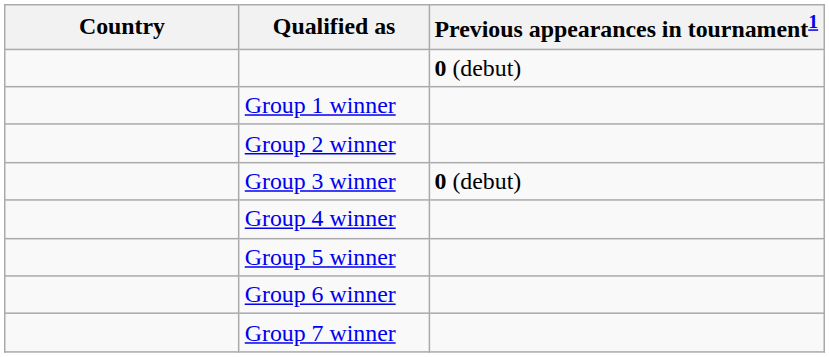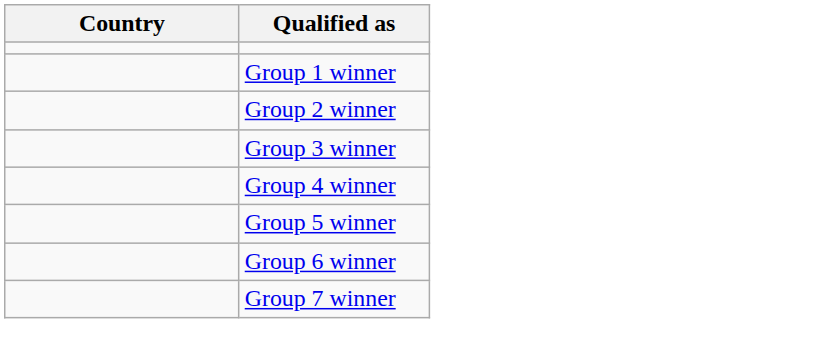- column: (626, 26)
